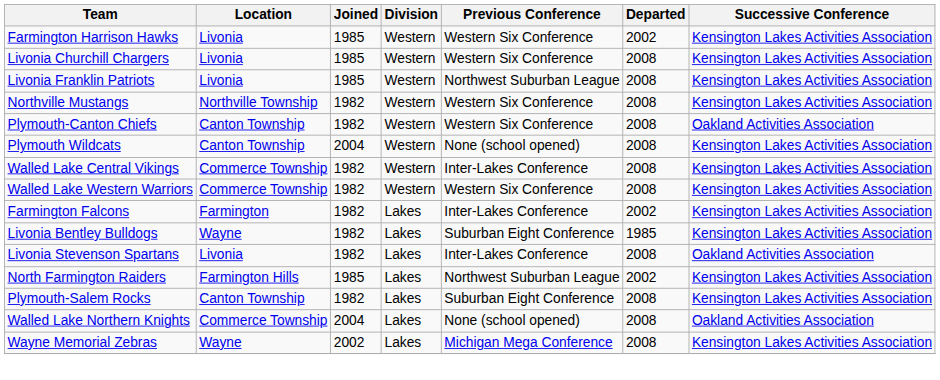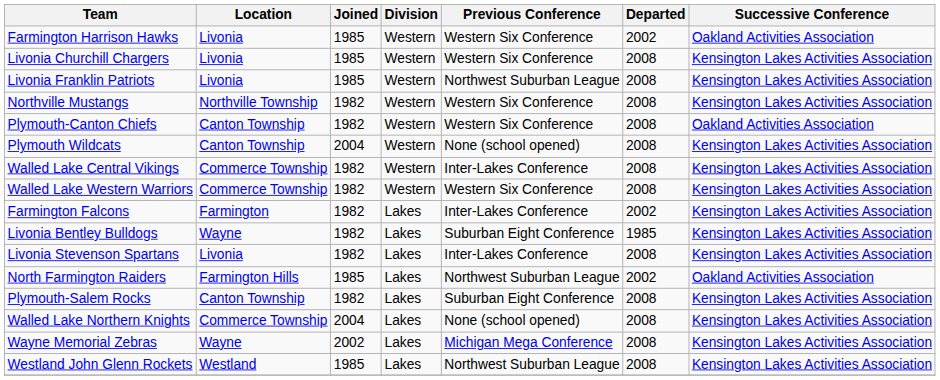(812, 37) Kensington Lakes Activities Association -> (783, 37) Oakland Activities Association
(783, 255) Oakland Activities Association -> (812, 255) Kensington Lakes Activities Association
(812, 277) Kensington Lakes Activities Association -> (783, 277) Oakland Activities Association
(783, 320) Oakland Activities Association -> (812, 320) Kensington Lakes Activities Association
+ row: (100, 364)
